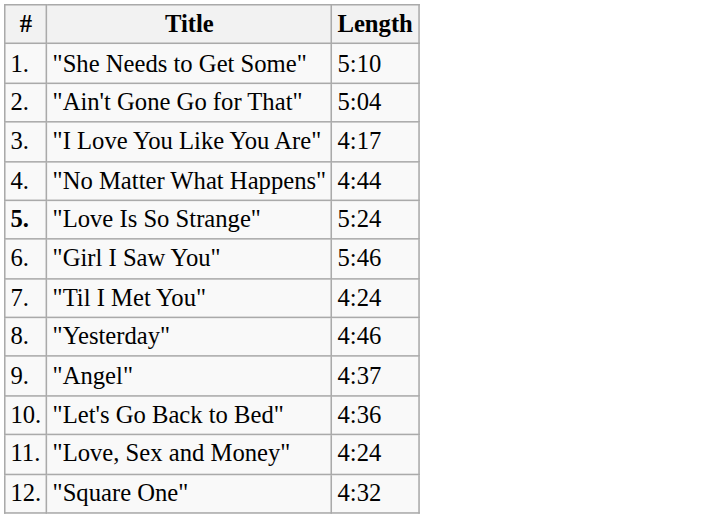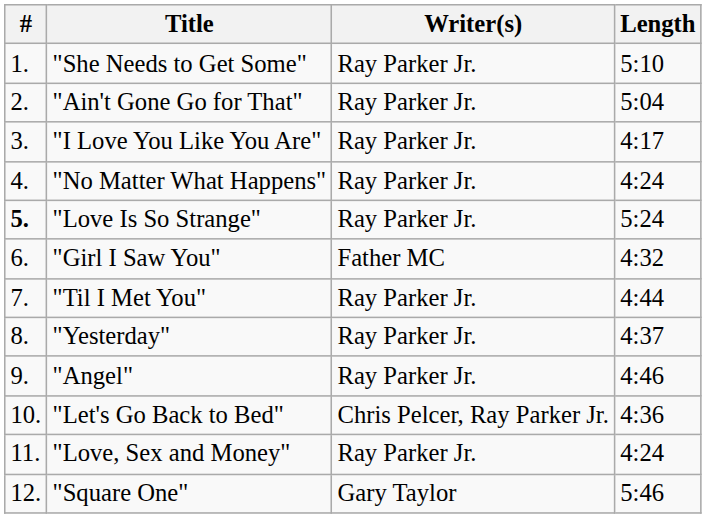+ column: (473, 24)
(359, 180) 4:44 -> (642, 180) 4:24
(359, 258) 5:46 -> (642, 258) 4:32
(359, 297) 4:24 -> (642, 297) 4:44
(359, 336) 4:46 -> (642, 336) 4:37
(359, 375) 4:37 -> (642, 375) 4:46
(359, 492) 4:32 -> (642, 492) 5:46
